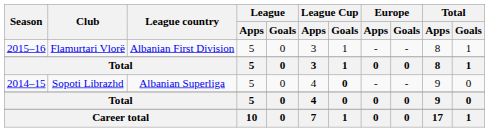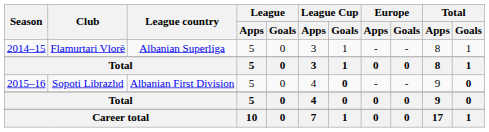(26, 48) 2015–16 -> (26, 48) 2014–15
(182, 48) Albanian First Division -> (182, 48) Albanian Superliga
(26, 83) 2014–15 -> (26, 83) 2015–16
(182, 83) Albanian Superliga -> (182, 83) Albanian First Division
(468, 83) normal -> (468, 83) bold
